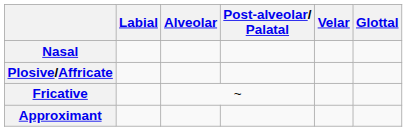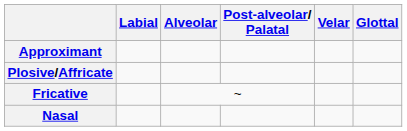rows swapped: (60, 51) <-> (60, 115)
